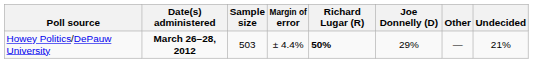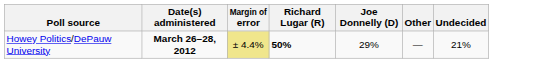- column: (247, 17)
(288, 44) no background -> (248, 44) khaki background
